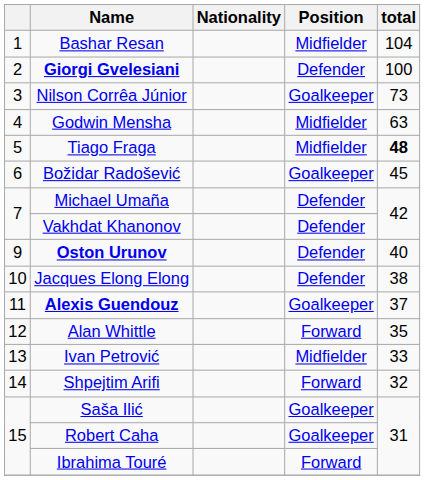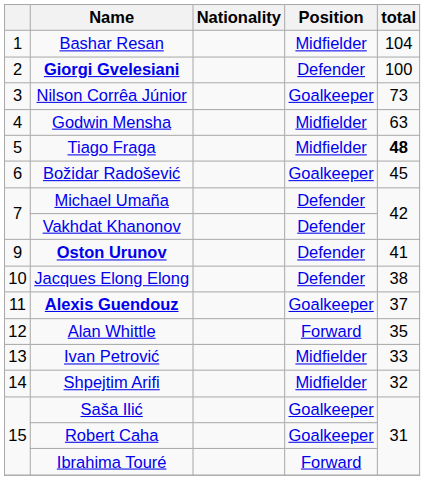(399, 252) 40 -> (399, 252) 41
(331, 383) Forward -> (331, 383) Midfielder
